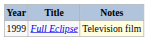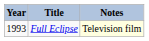(16, 28) 1999 -> (16, 28) 1993
